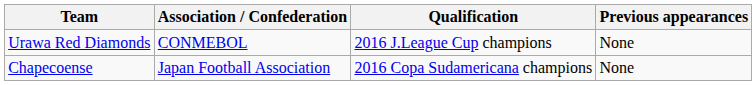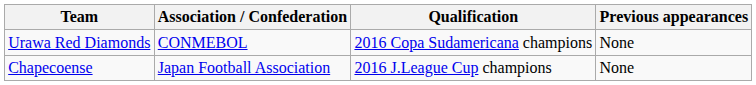(453, 42) 2016 J.League Cup champions -> (473, 42) 2016 Copa Sudamericana champions
(473, 67) 2016 Copa Sudamericana champions -> (453, 67) 2016 J.League Cup champions
